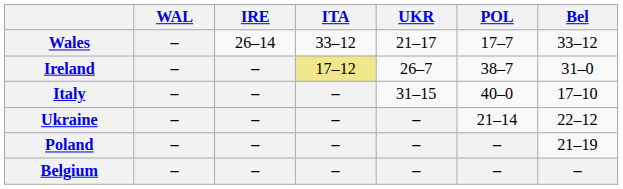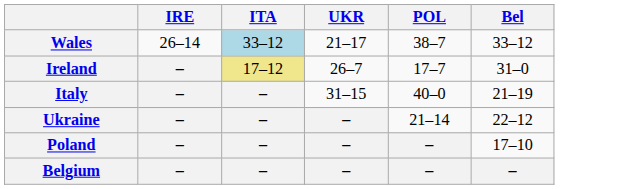- column: (175, 17)
(336, 42) no background -> (263, 42) lightblue background
(497, 42) 17–7 -> (429, 42) 38–7
(497, 68) 38–7 -> (429, 68) 17–7
(577, 94) 17–10 -> (513, 94) 21–19
(577, 145) 21–19 -> (513, 145) 17–10
